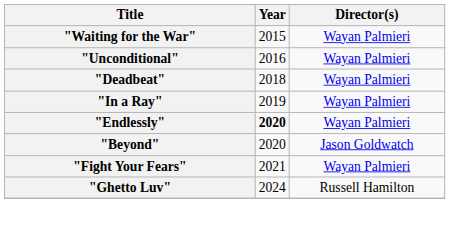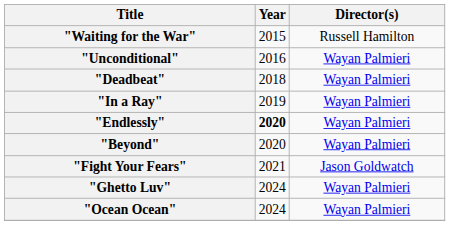(367, 36) Wayan Palmieri -> (367, 36) Russell Hamilton
(367, 144) Jason Goldwatch -> (367, 144) Wayan Palmieri
(367, 166) Wayan Palmieri -> (367, 166) Jason Goldwatch
(367, 187) Russell Hamilton -> (367, 187) Wayan Palmieri
+ row: (130, 209)
